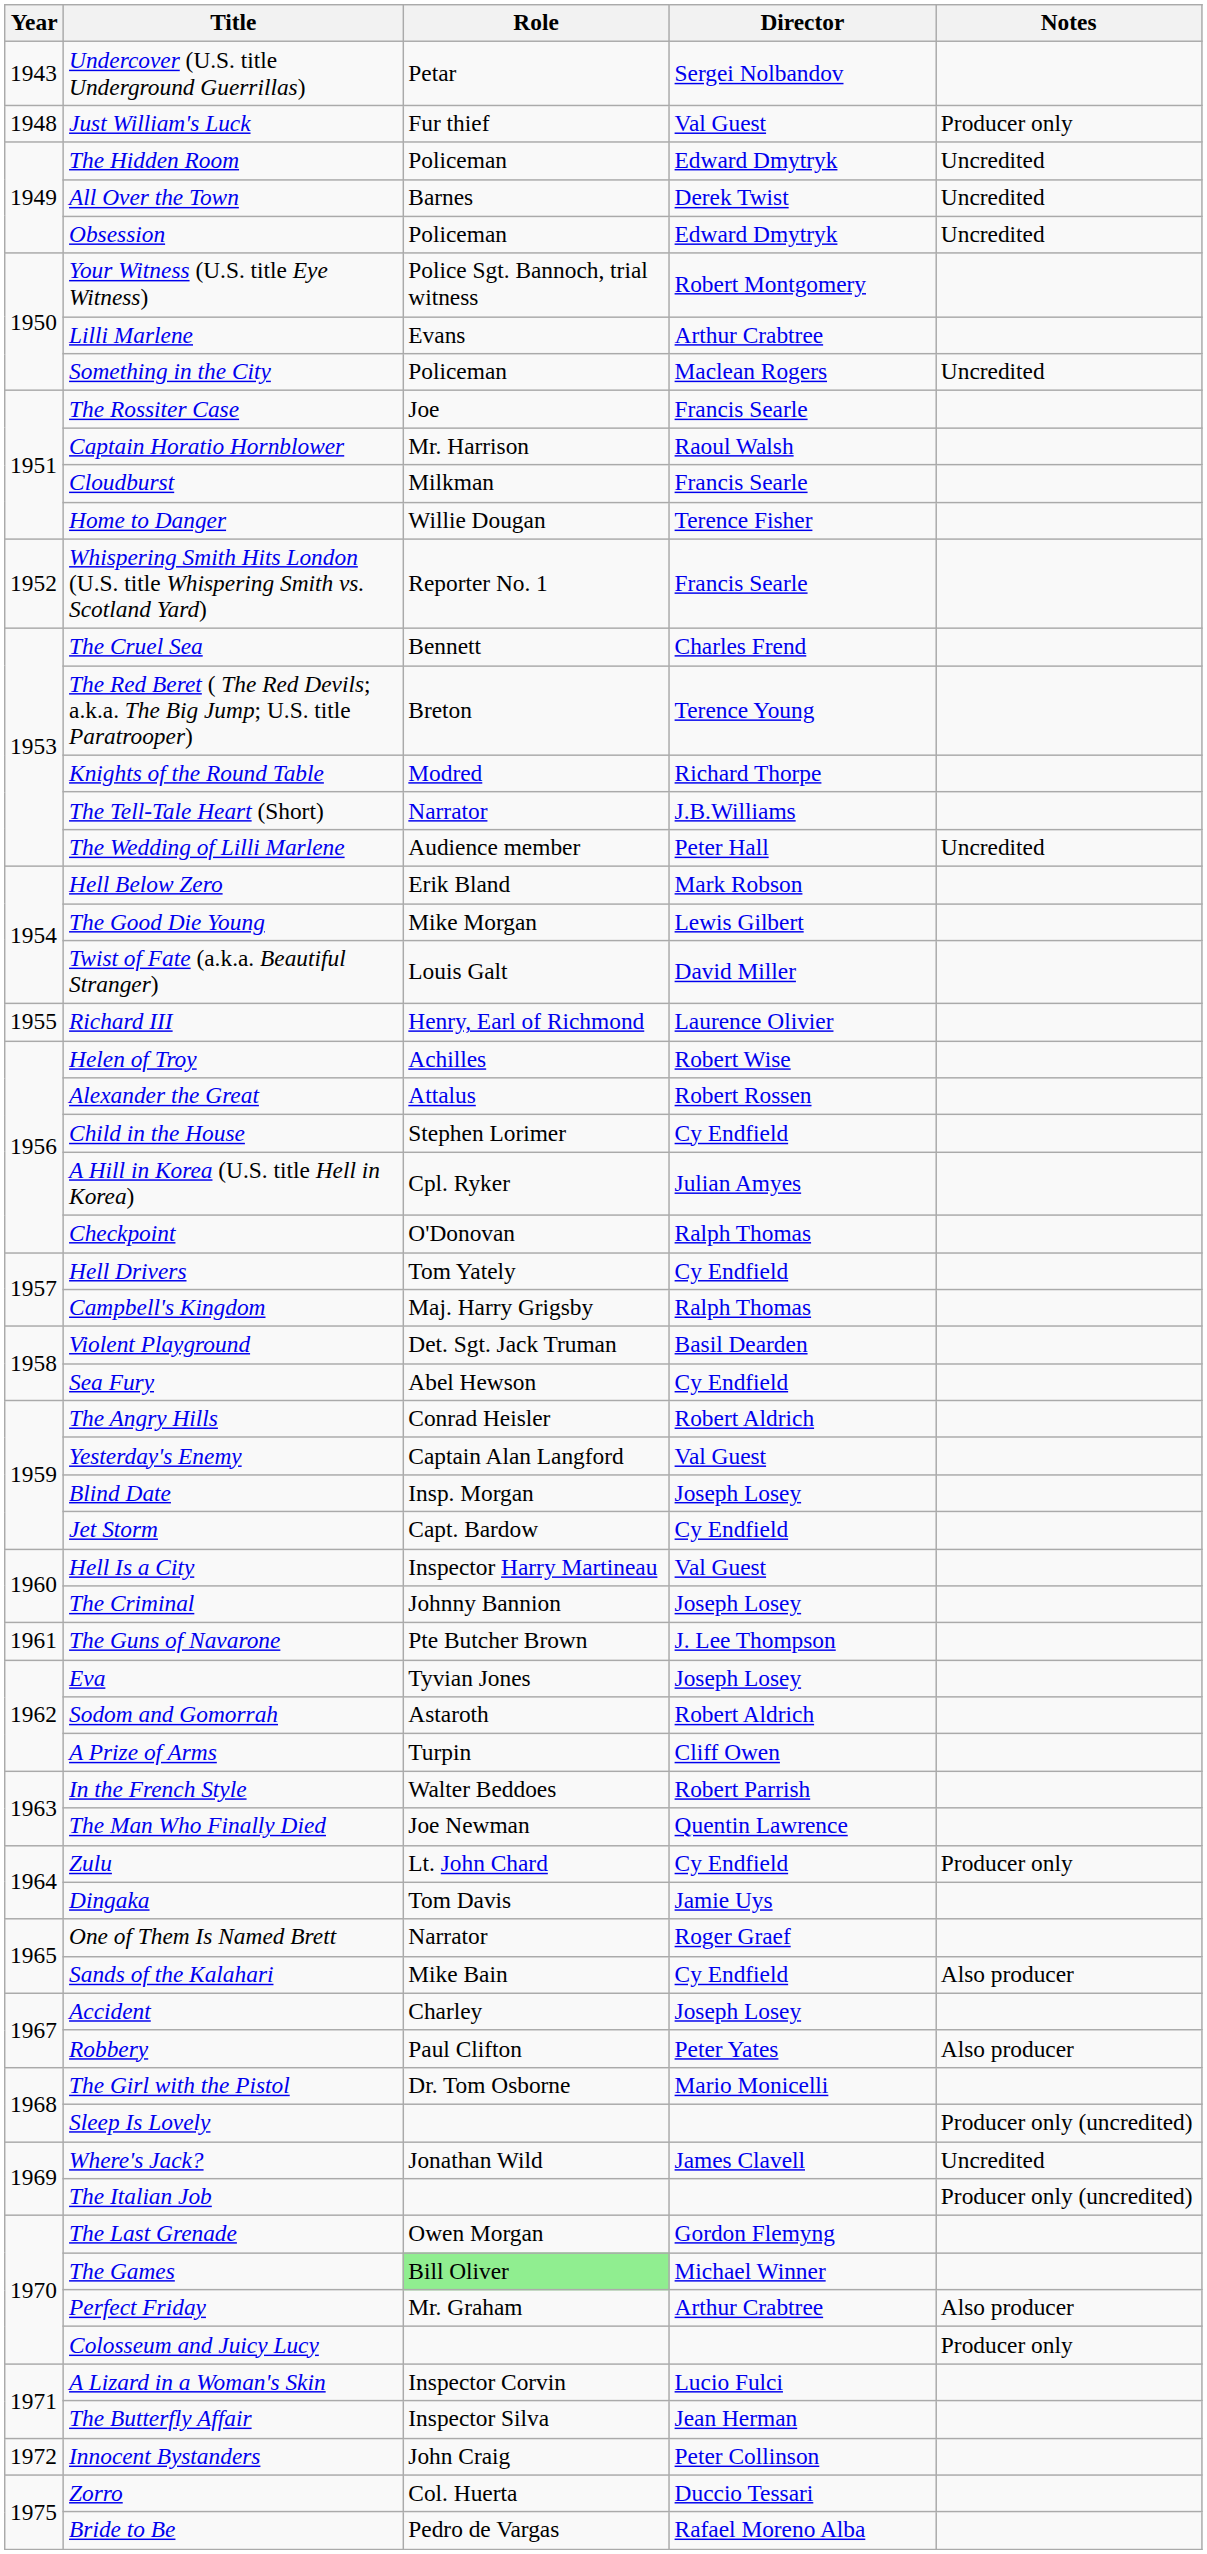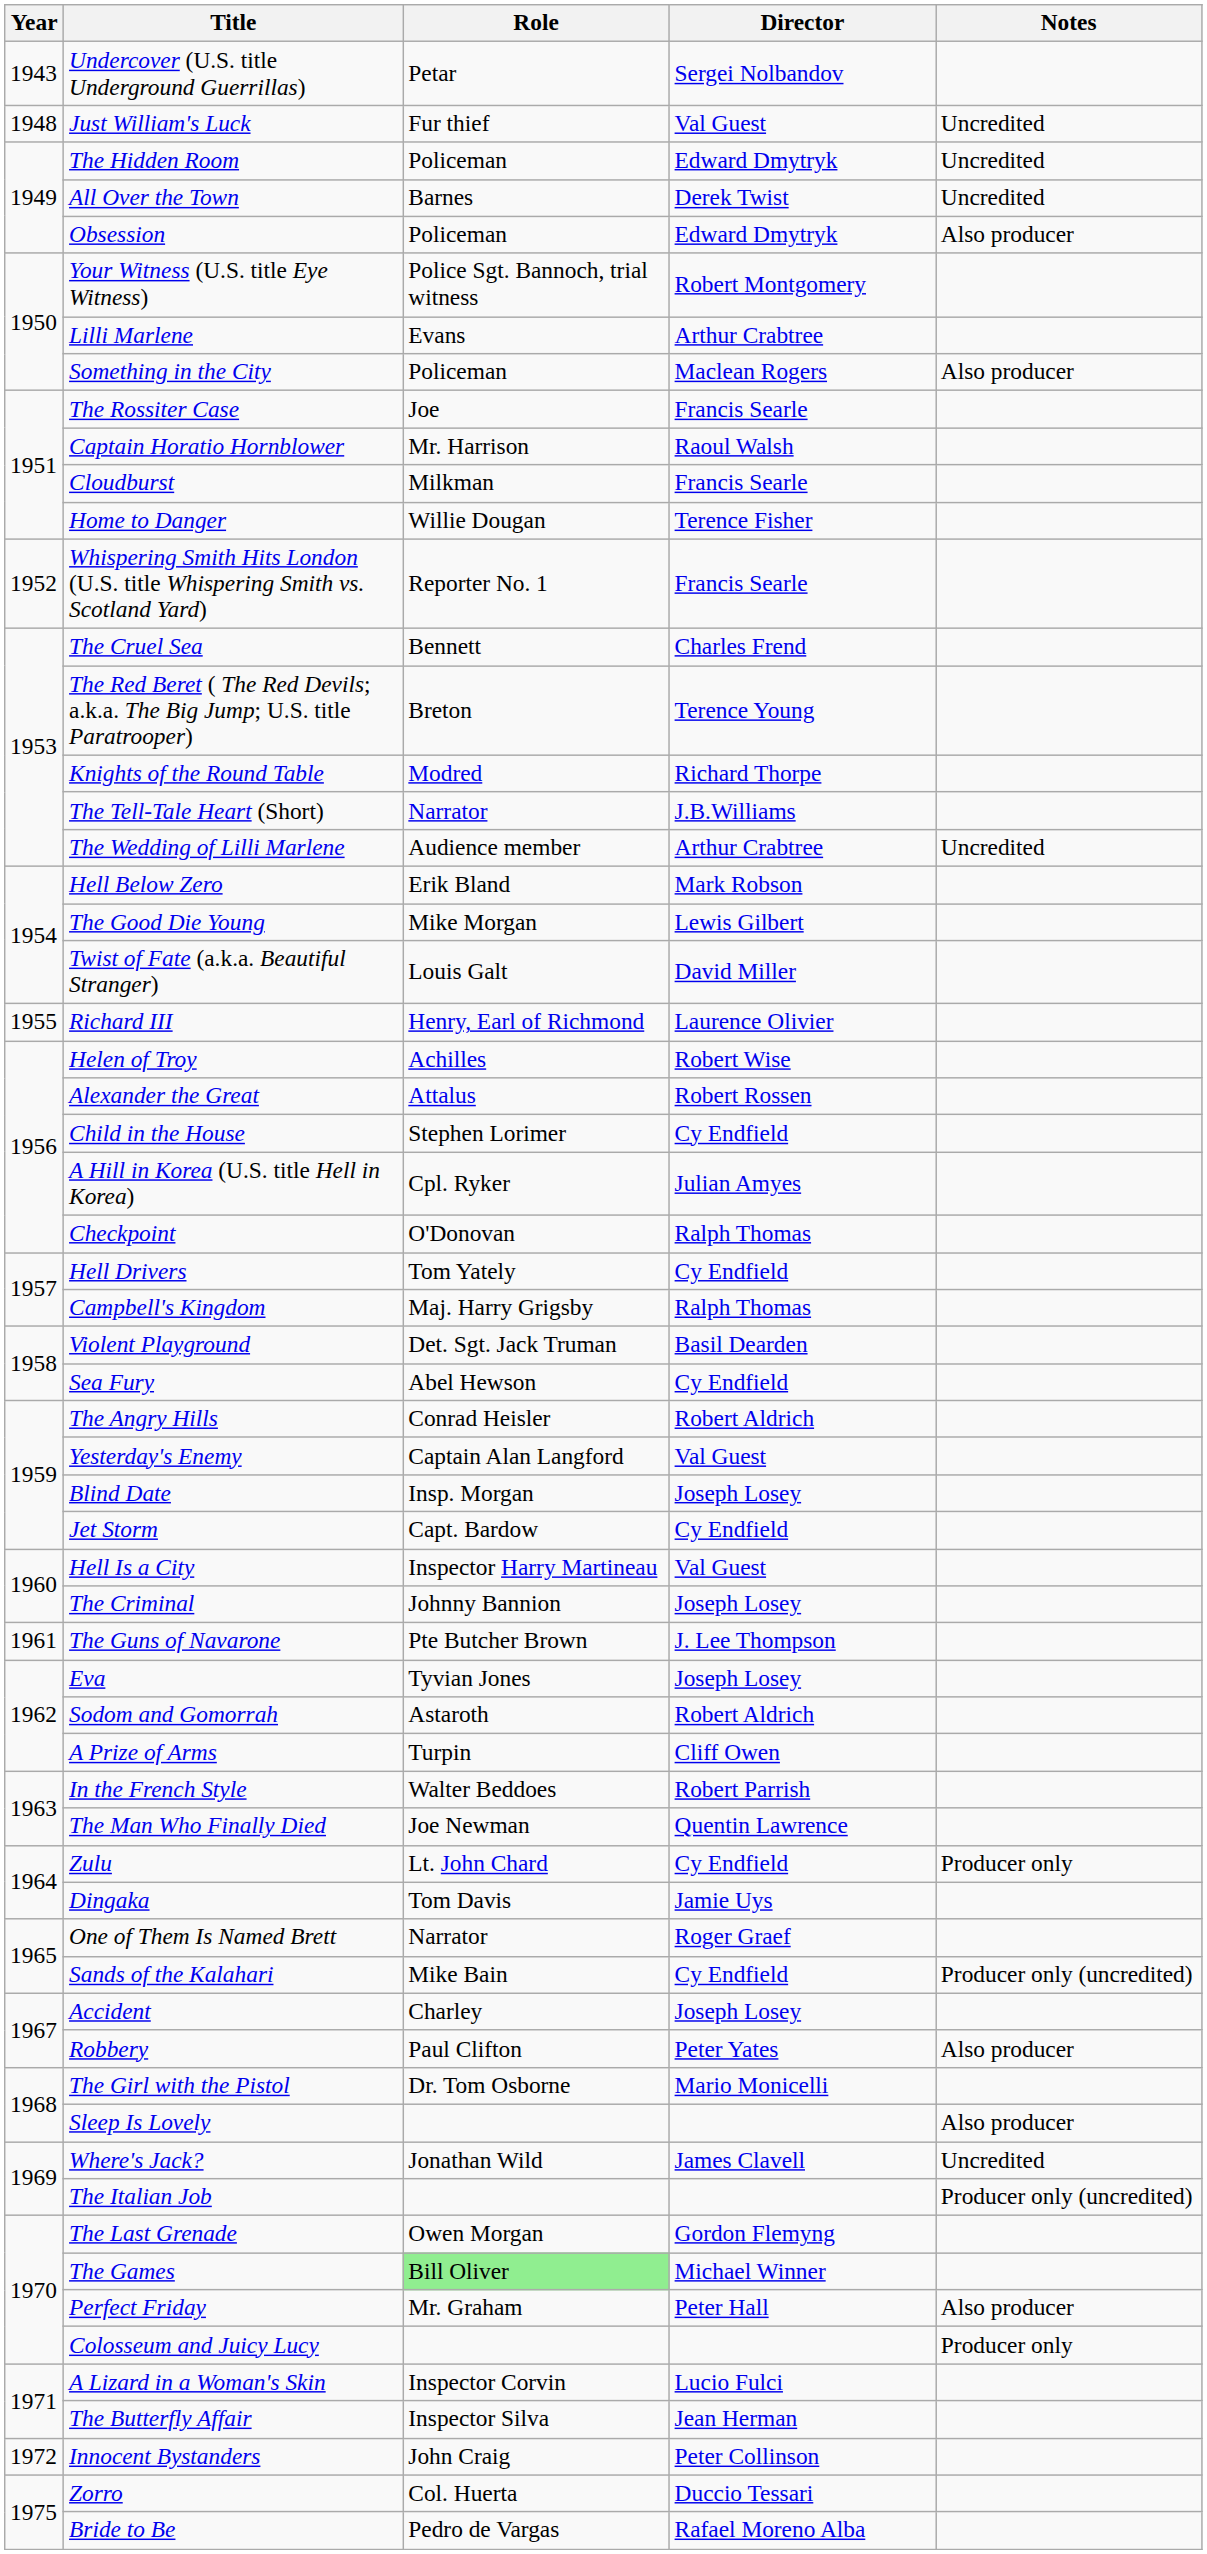(1007, 123) Producer only -> (993, 123) Uncredited
(993, 234) Uncredited -> (1007, 234) Also producer
(993, 371) Uncredited -> (1007, 371) Also producer
(722, 847) Peter Hall -> (749, 847) Arthur Crabtree
(1007, 1974) Also producer -> (1067, 1974) Producer only (uncredited)
(1067, 2122) Producer only (uncredited) -> (1007, 2122) Also producer
(749, 2307) Arthur Crabtree -> (722, 2307) Peter Hall
